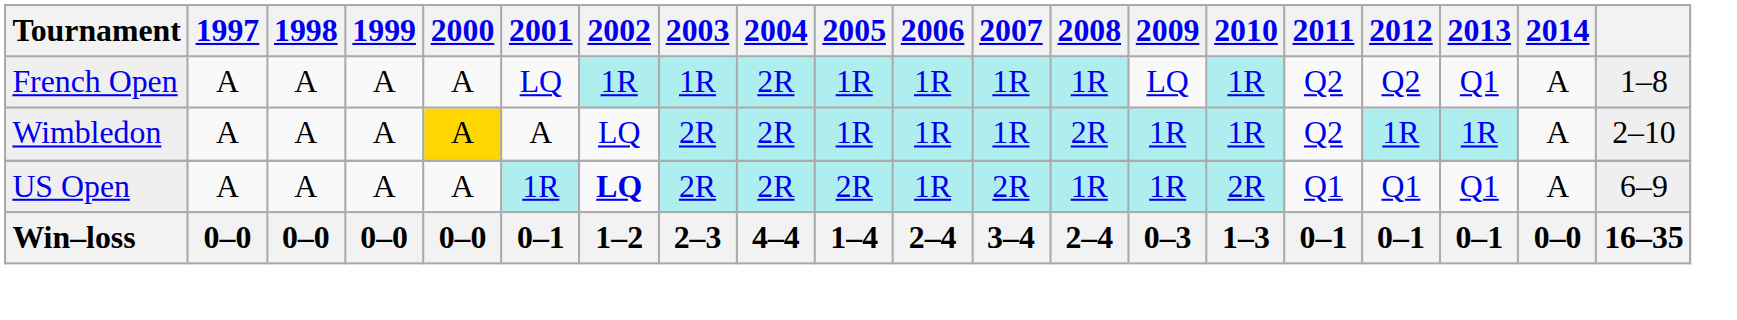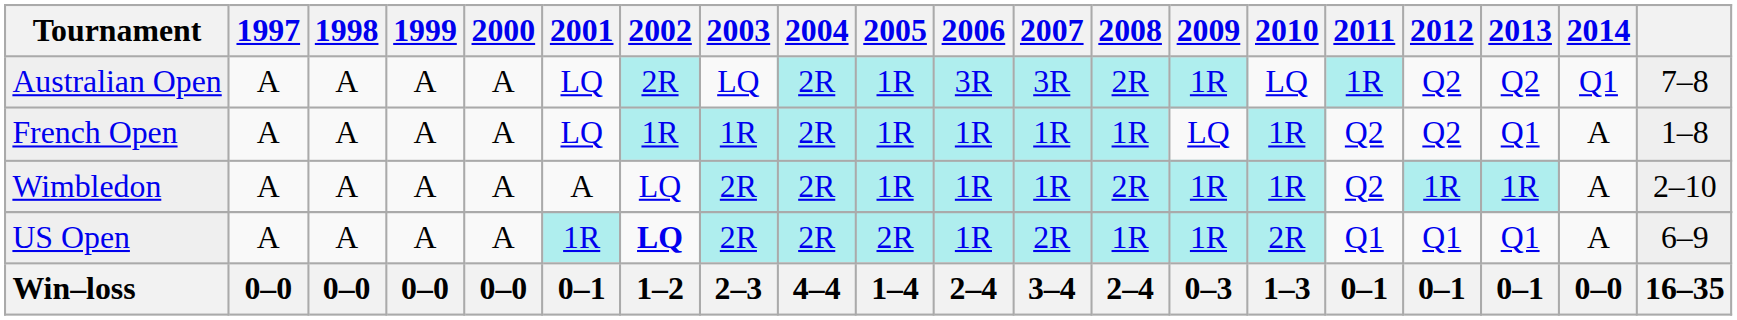+ row: (117, 81)
(462, 133) gold background -> (503, 184) no background
